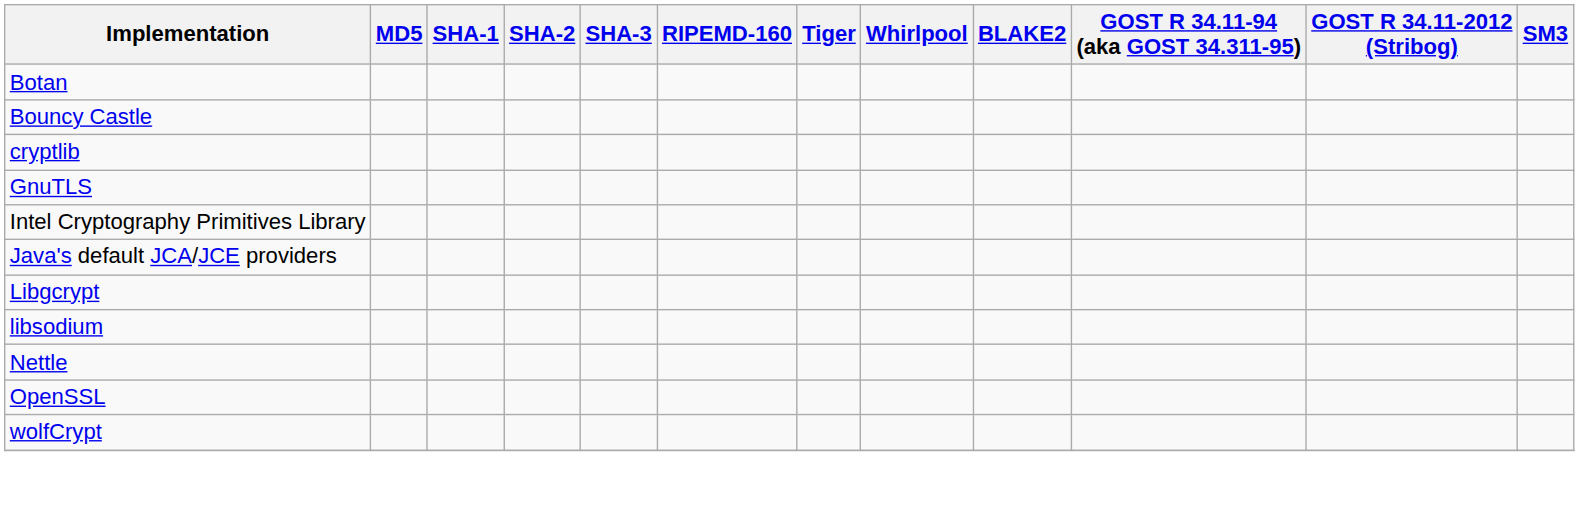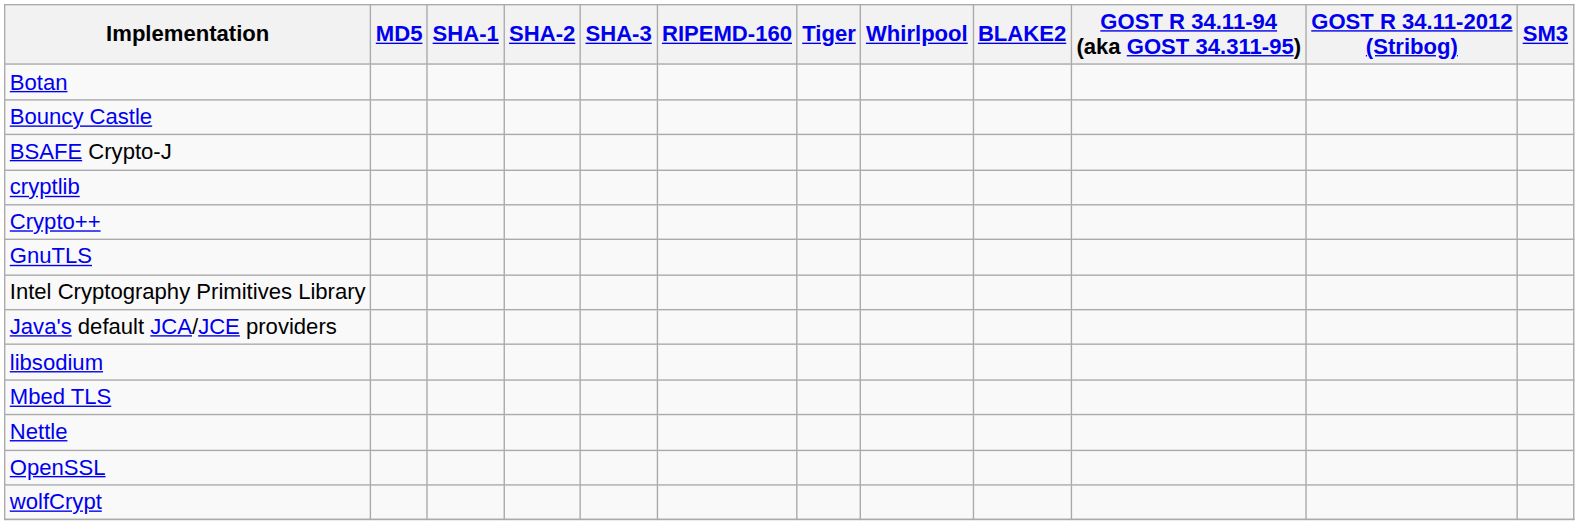+ row: (91, 151)
+ row: (55, 221)
- row: (55, 291)
+ row: (61, 397)
